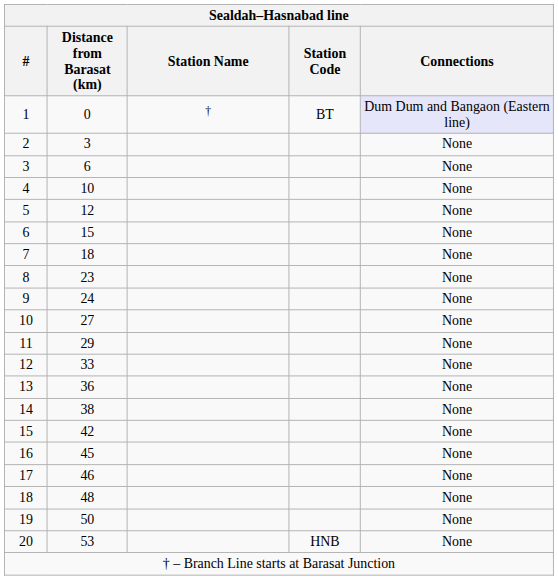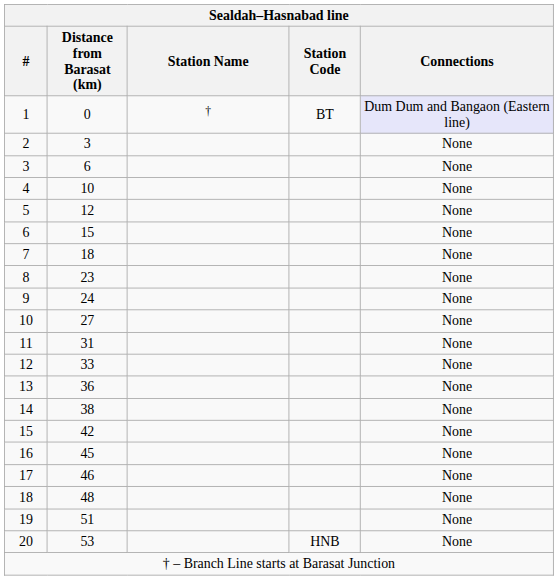(87, 343) 29 -> (87, 343) 31
(87, 519) 50 -> (87, 519) 51
